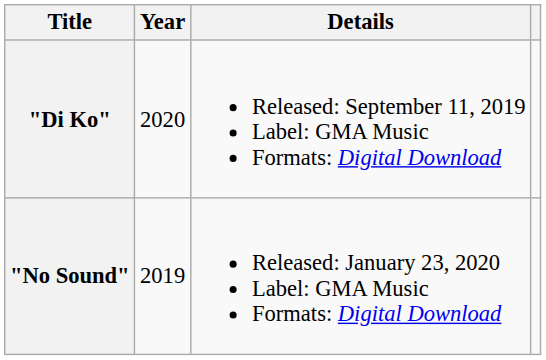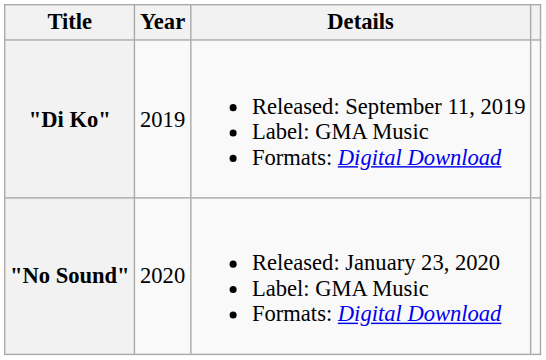(163, 118) 2020 -> (163, 118) 2019
(163, 275) 2019 -> (163, 275) 2020
